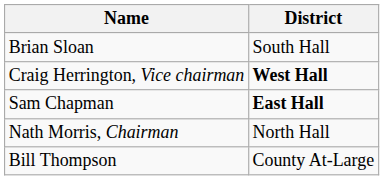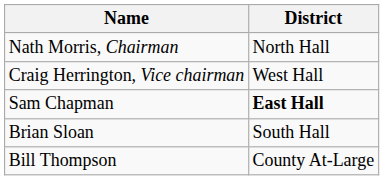rows swapped: (94, 132) <-> (51, 47)
(290, 75) bold -> (288, 75) normal
